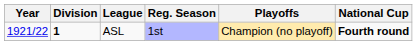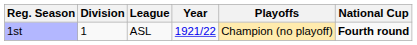columns swapped: (28, 13) <-> (182, 13)
(56, 31) bold -> (84, 31) normal
